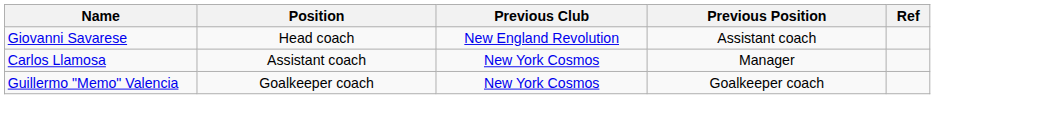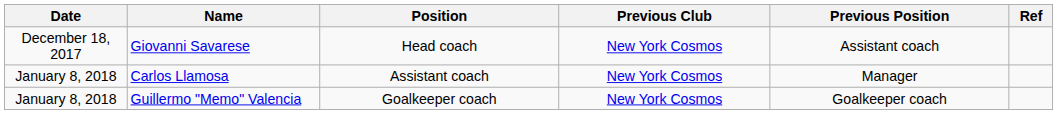+ column: (66, 16)
(542, 38) New England Revolution -> (665, 46) New York Cosmos
